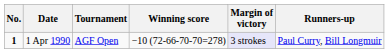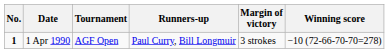columns swapped: (179, 18) <-> (330, 18)
(248, 40) lavender background -> (258, 40) no background
